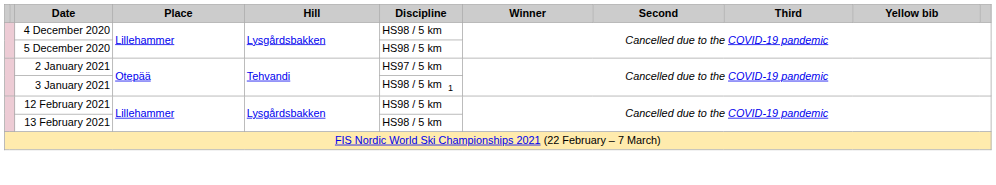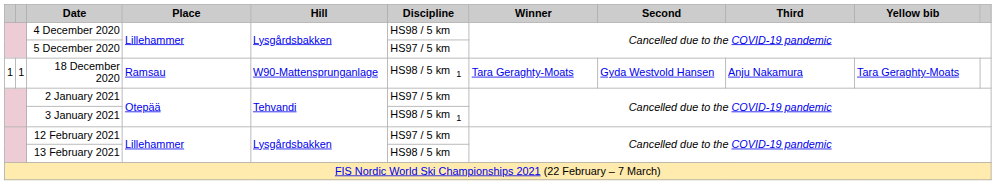(412, 48) HS98 / 5 km -> (423, 48) HS97 / 5 km
+ row: (87, 72)
(415, 104) HS98 / 5 km -> (423, 135) HS97 / 5 km
